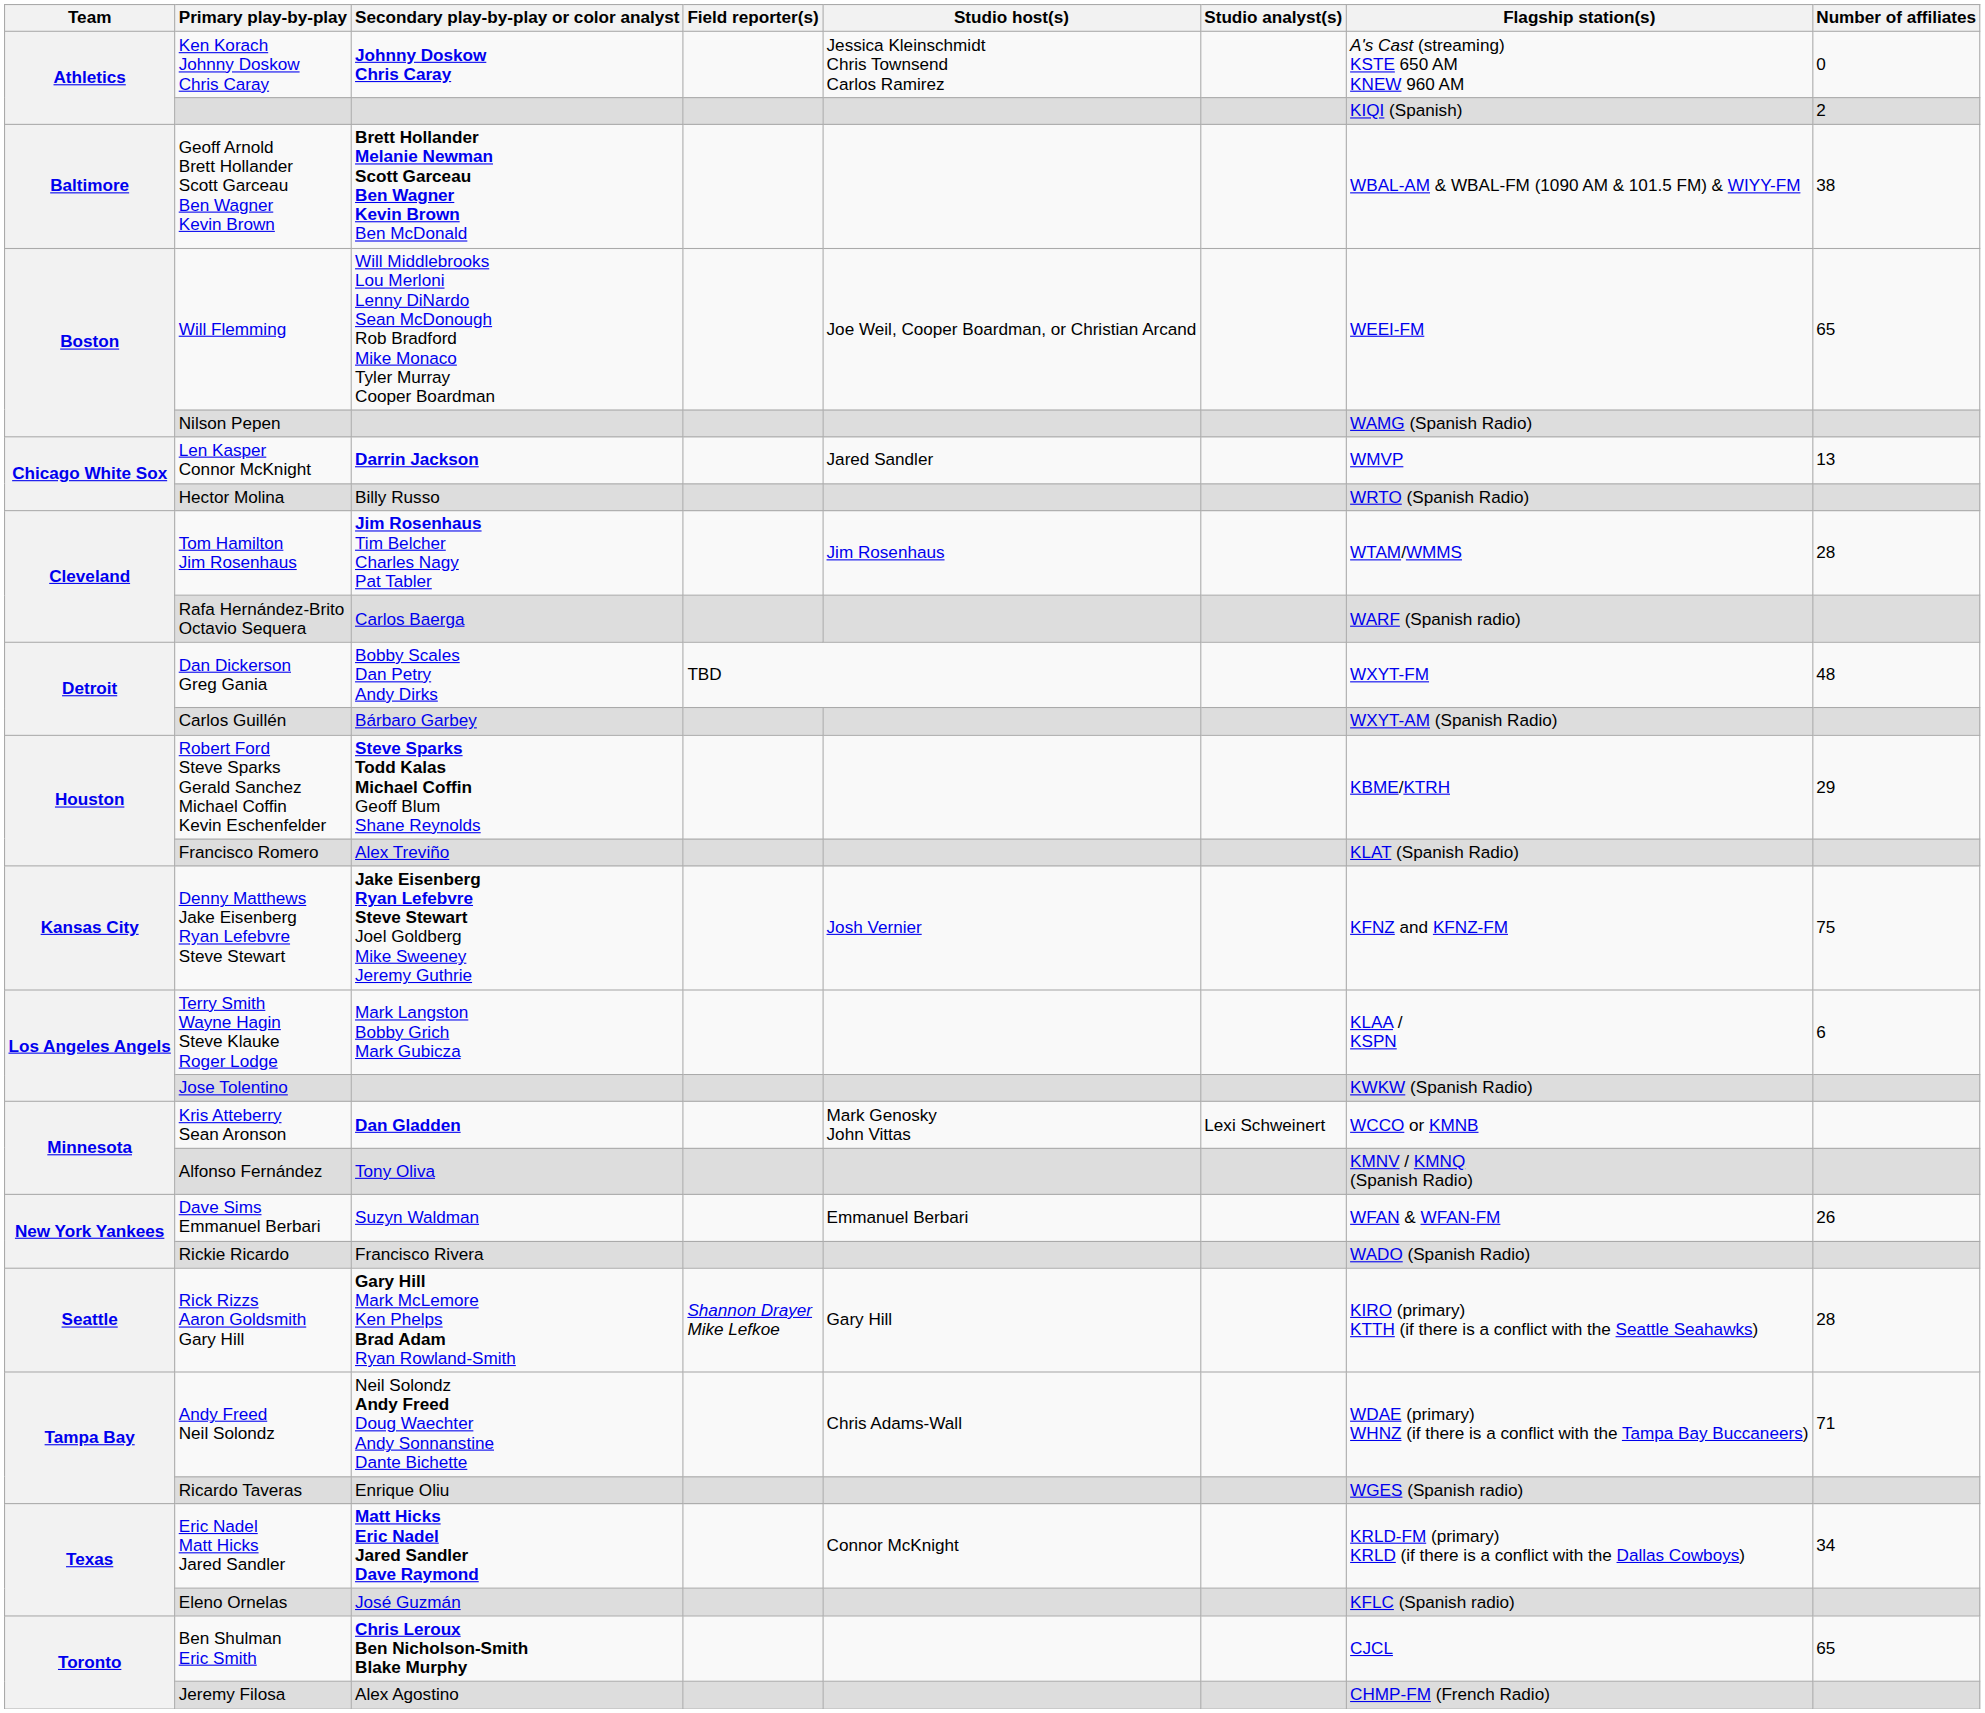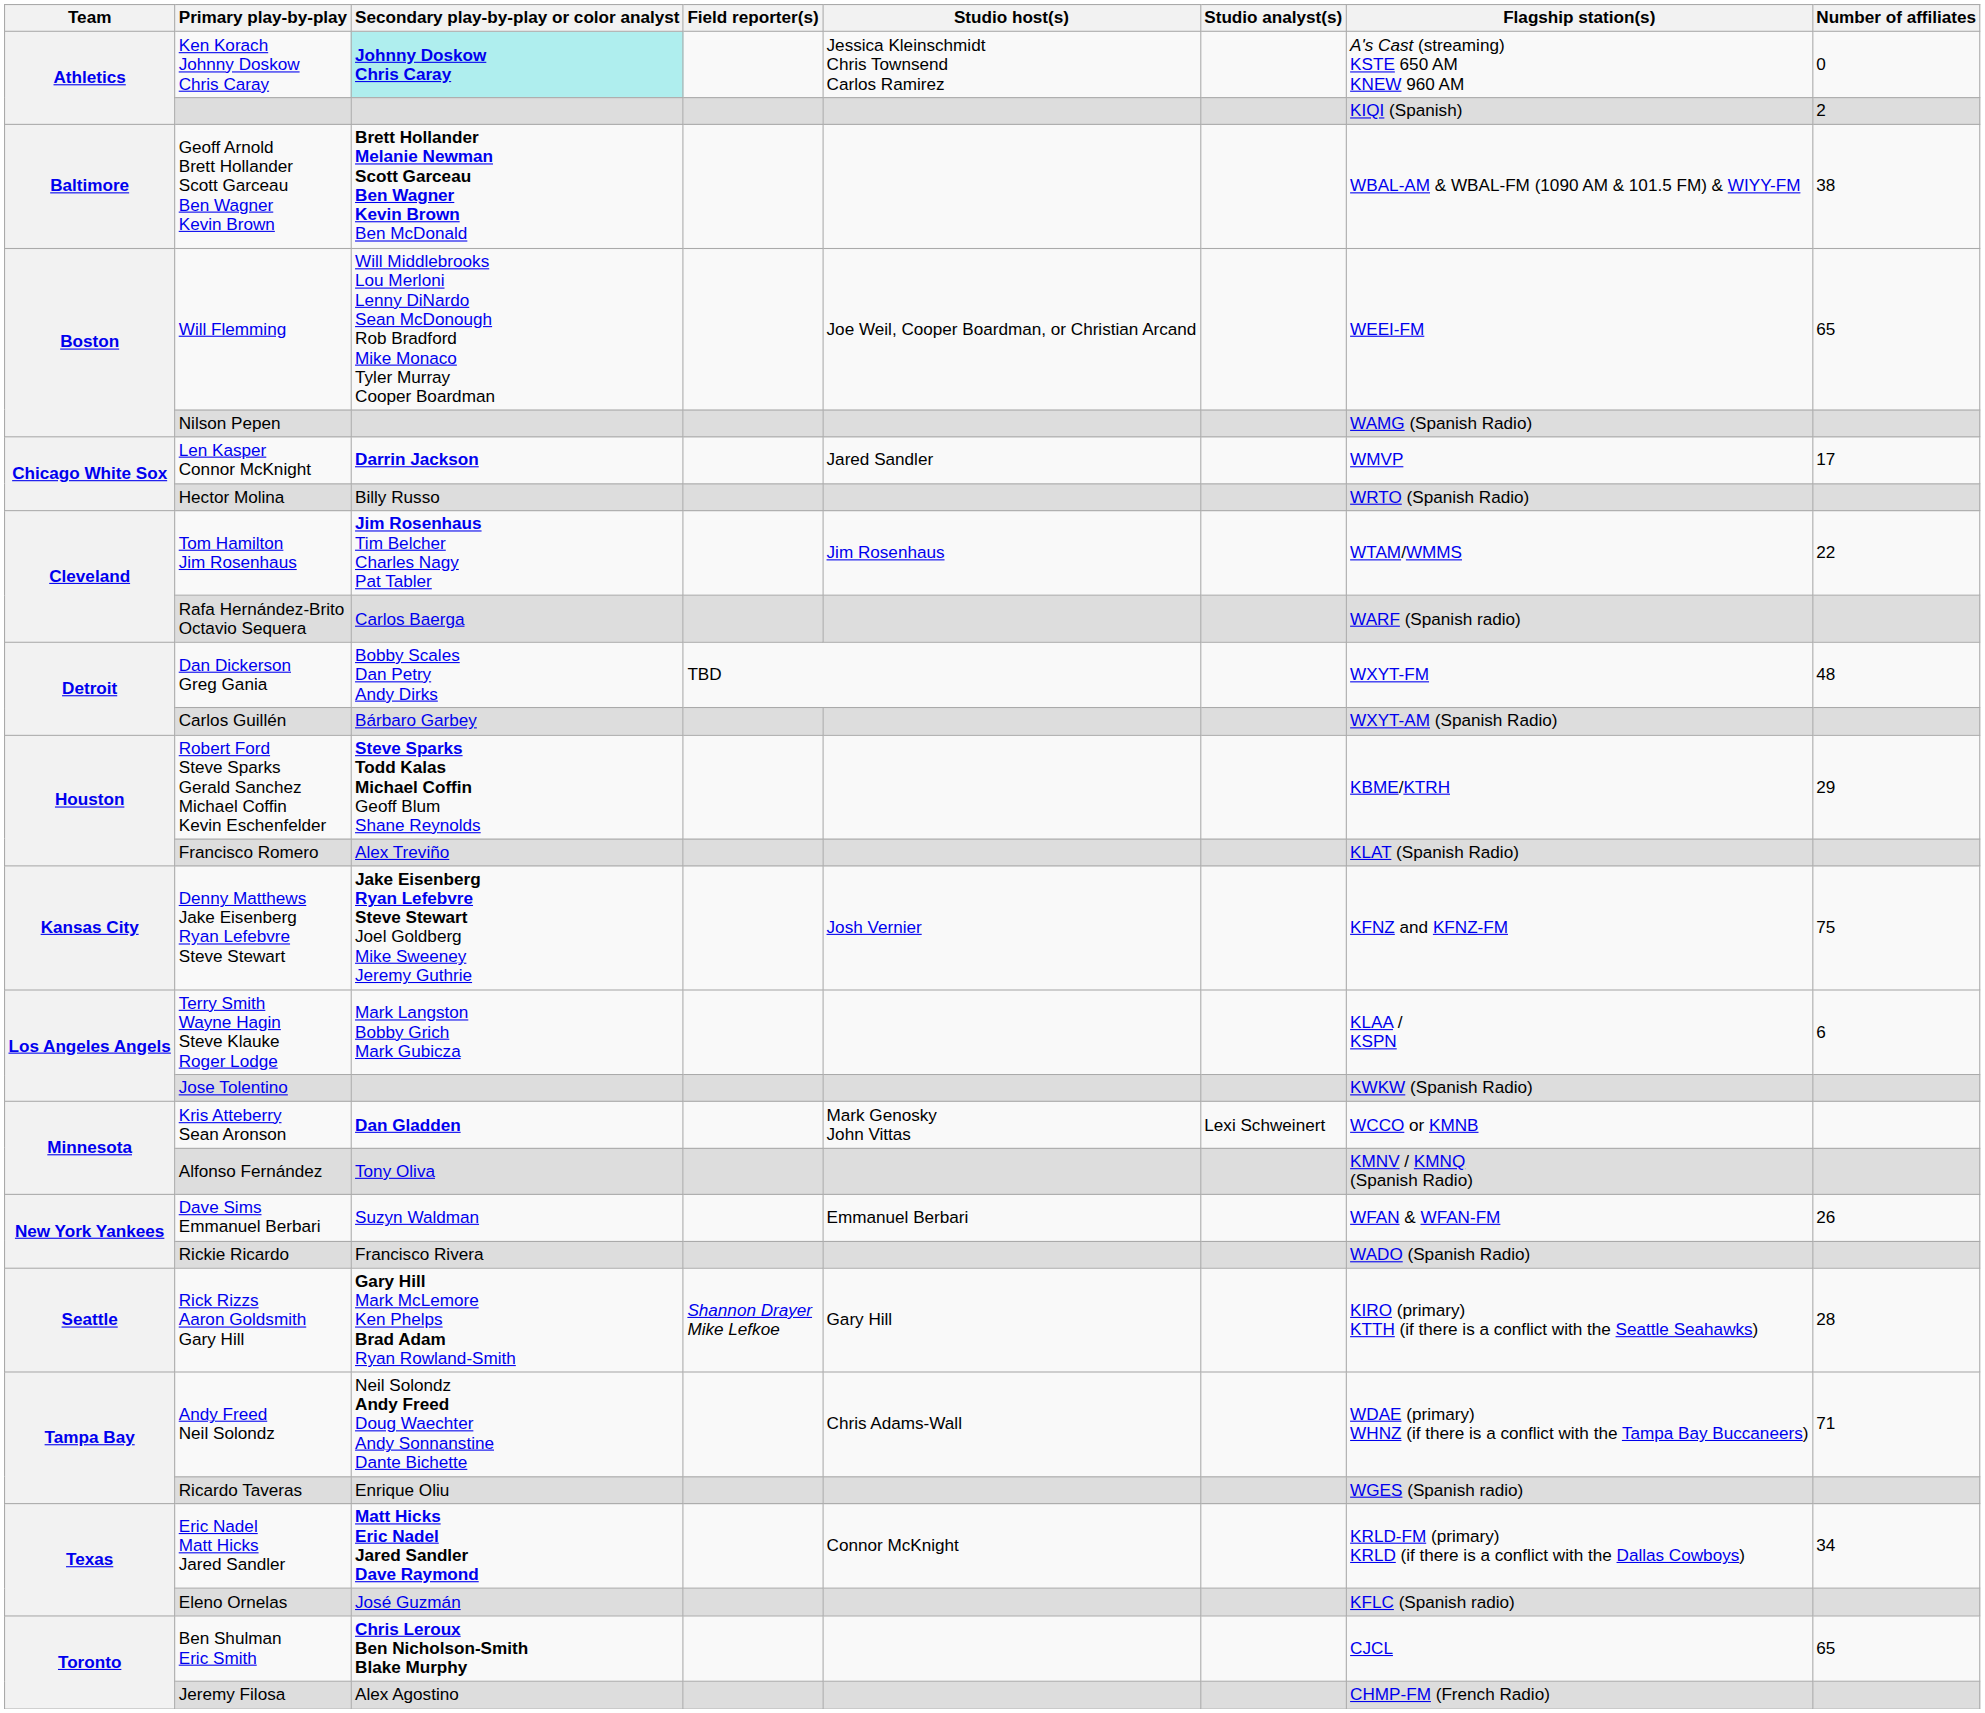(421, 64) no background -> (421, 64) paleturquoise background
(1826, 460) 13 -> (1826, 460) 17
(1826, 553) 28 -> (1826, 553) 22
